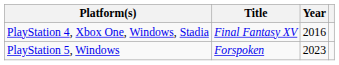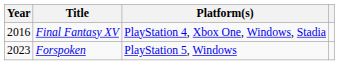columns swapped: (314, 13) <-> (108, 13)
